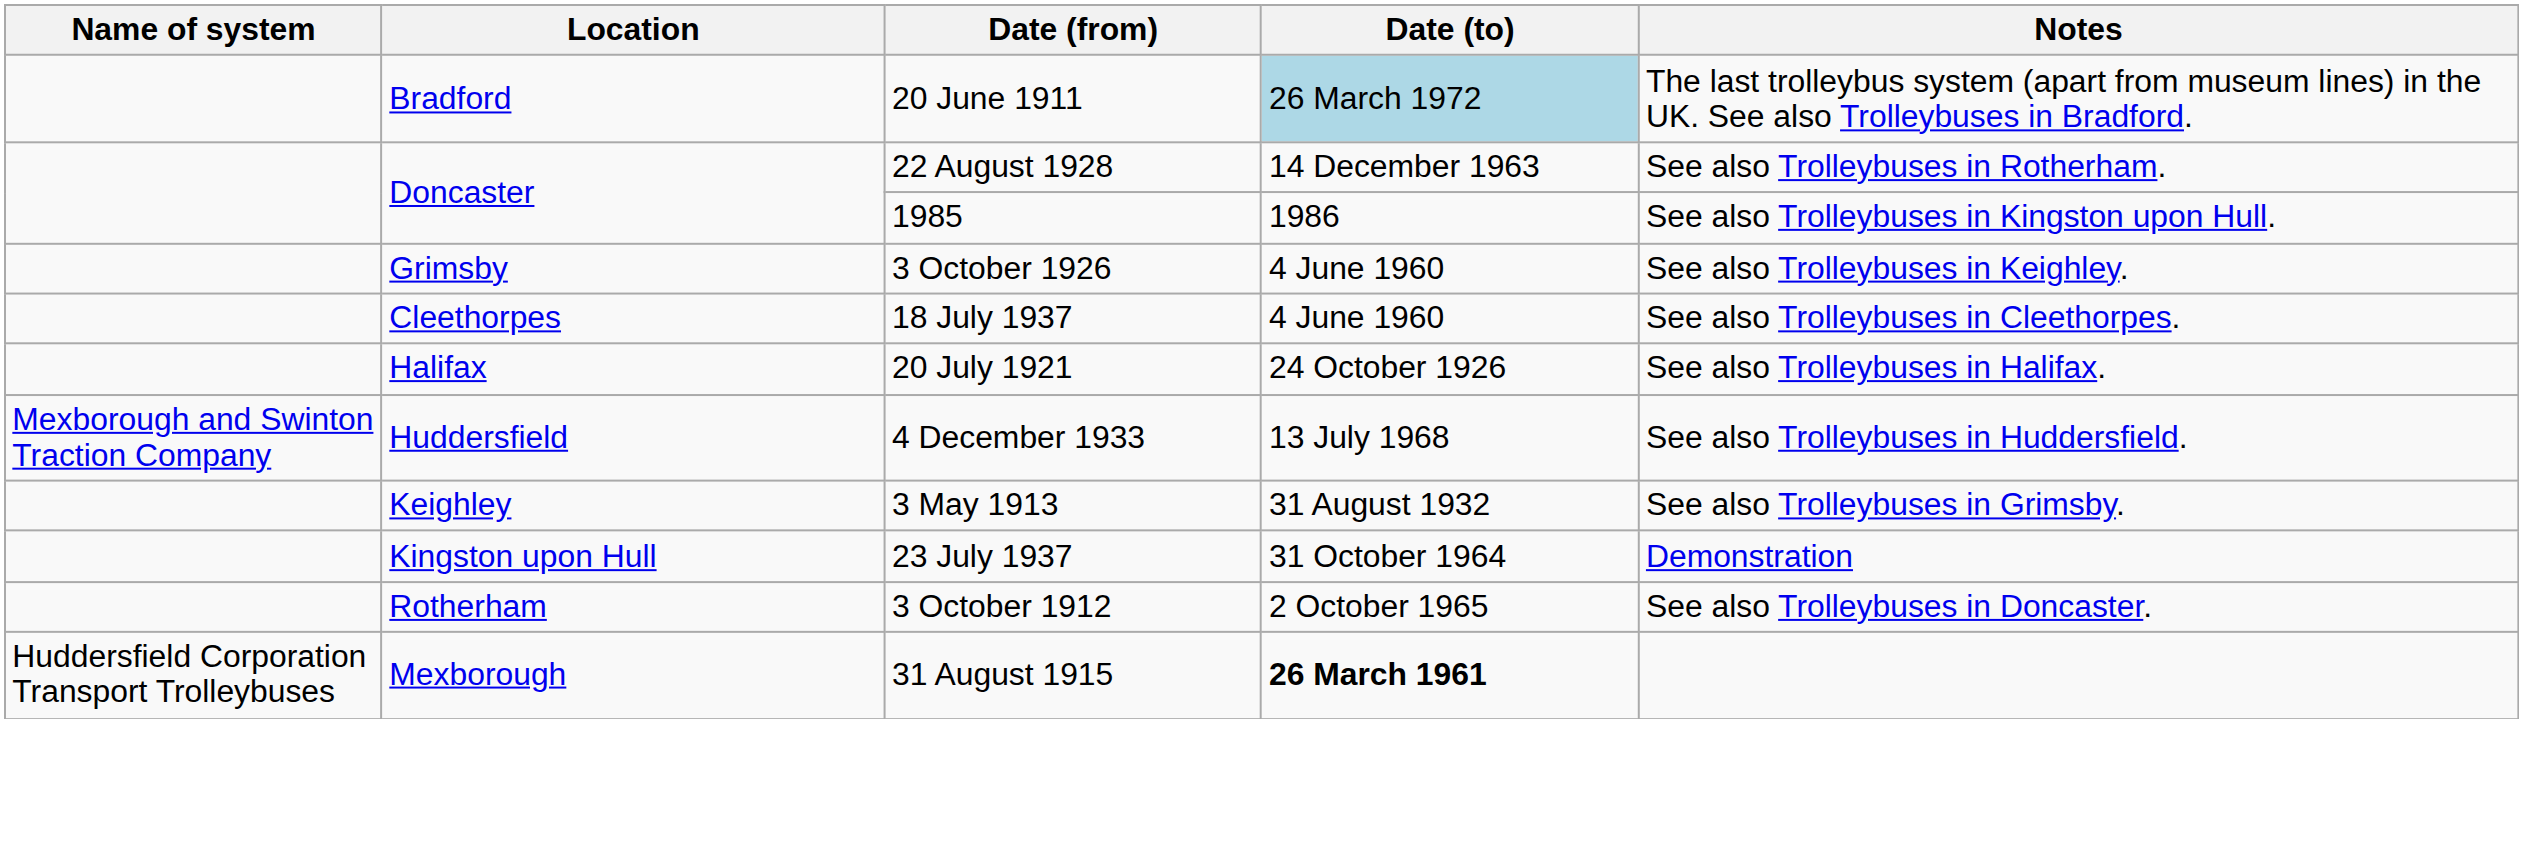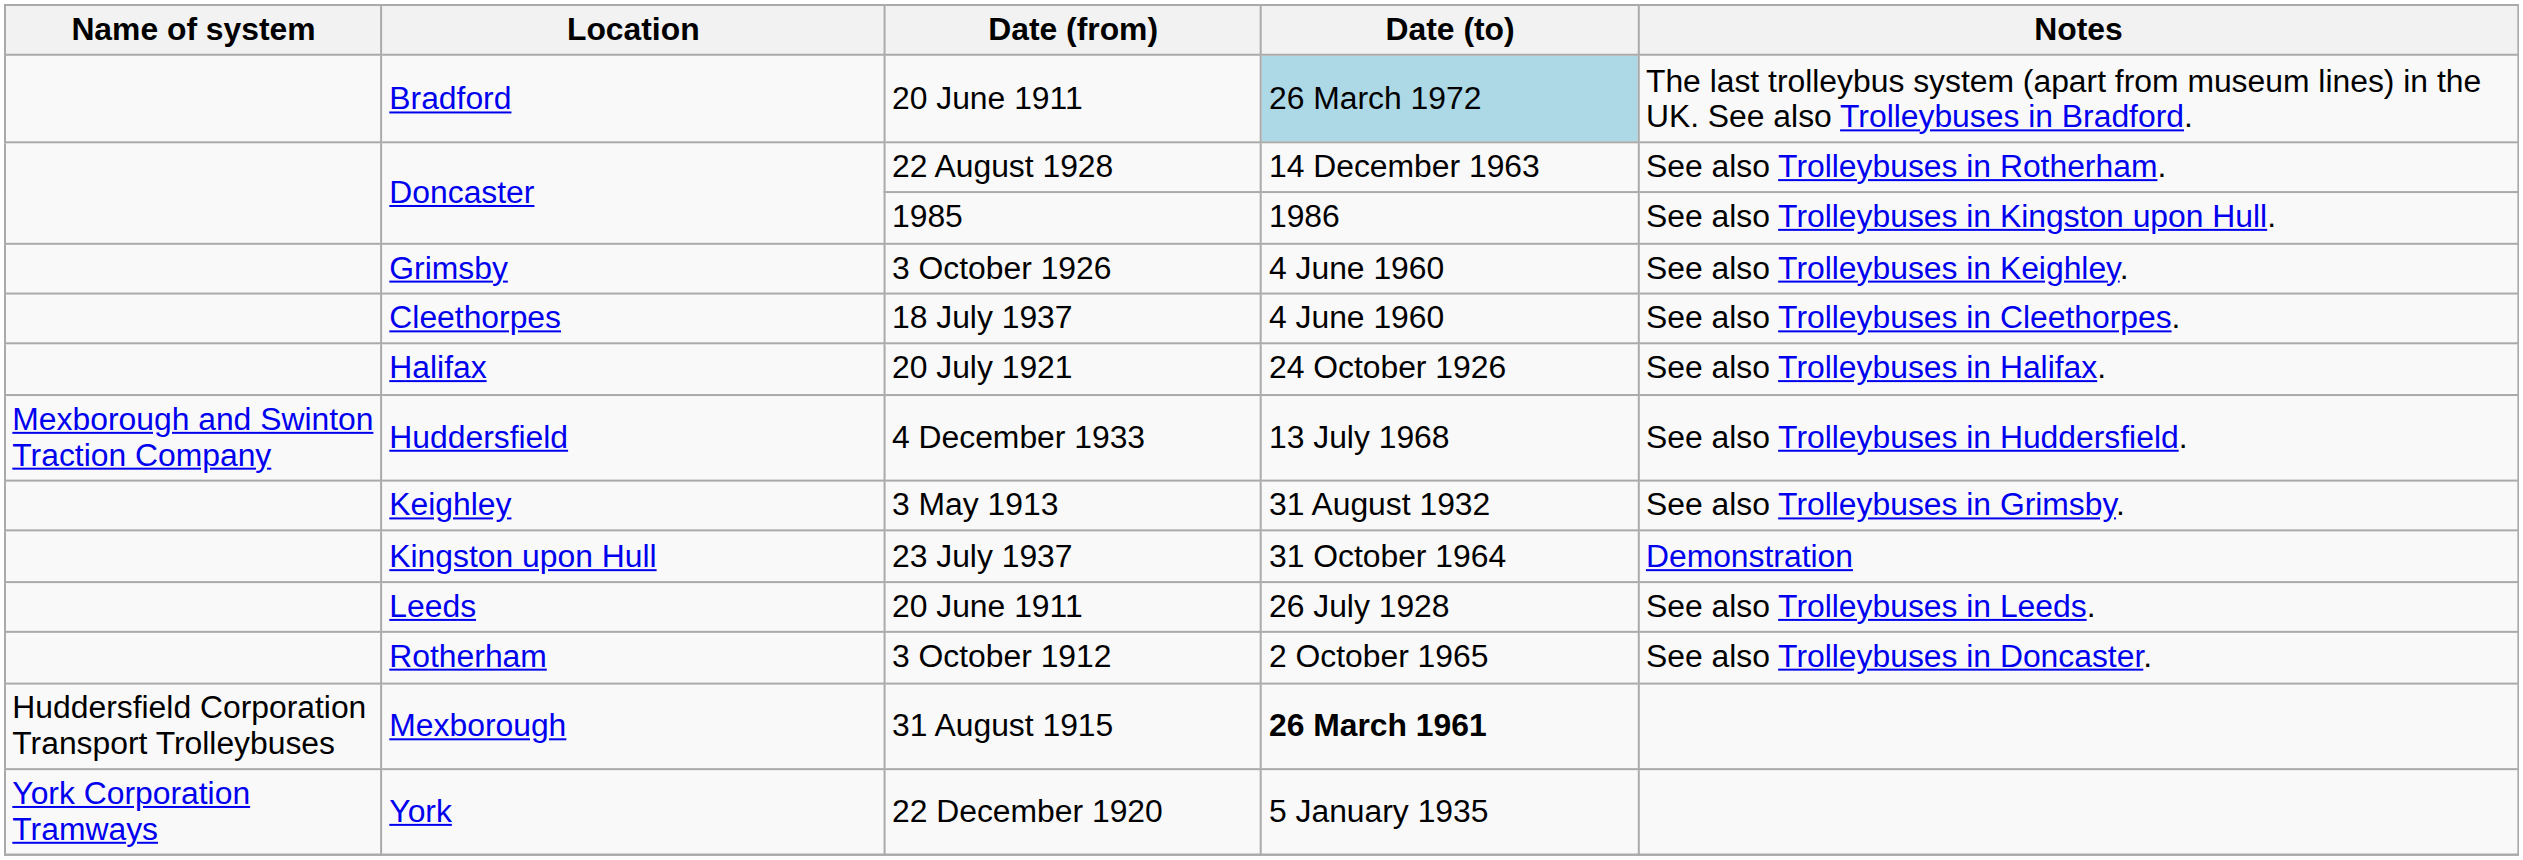+ row: (433, 606)
+ row: (421, 811)
